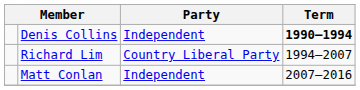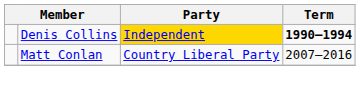(164, 35) no background -> (164, 35) gold background
- row: (62, 55)
(164, 75) Independent -> (201, 55) Country Liberal Party
